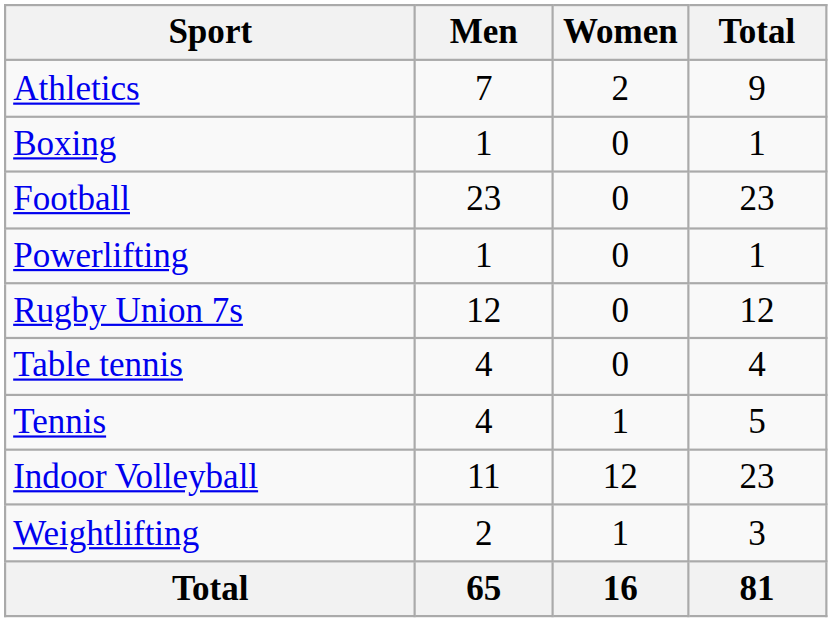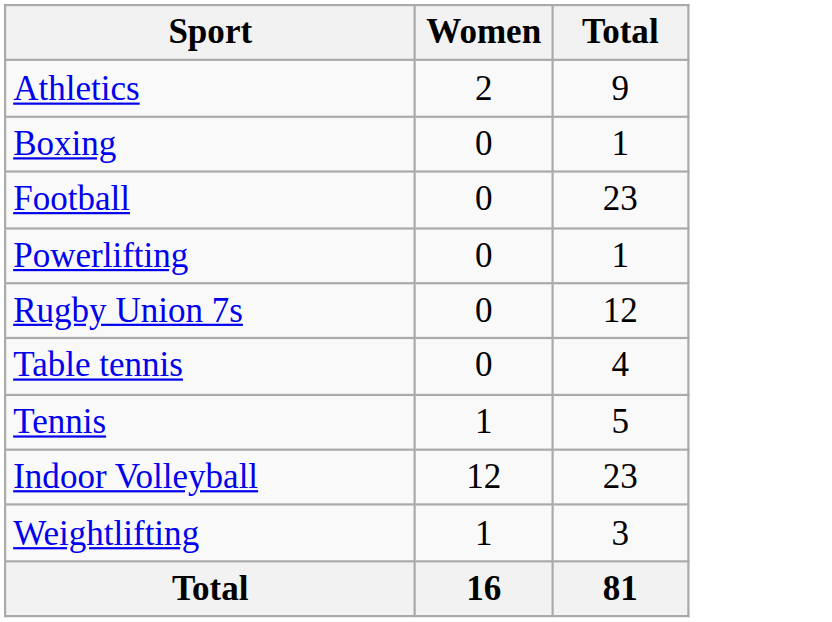- column: (484, 32)
